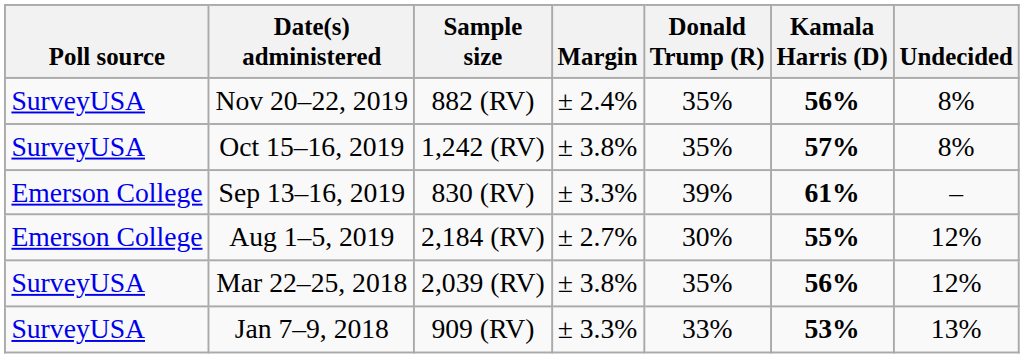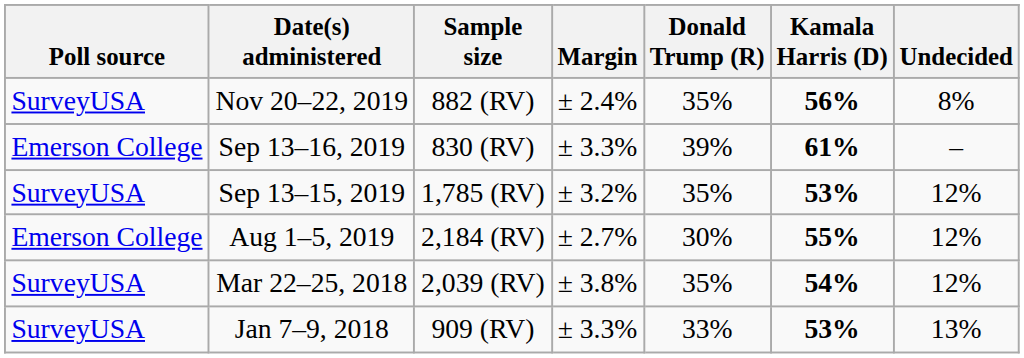- row: (312, 146)
+ row: (312, 192)
(832, 283) 56% -> (832, 283) 54%
